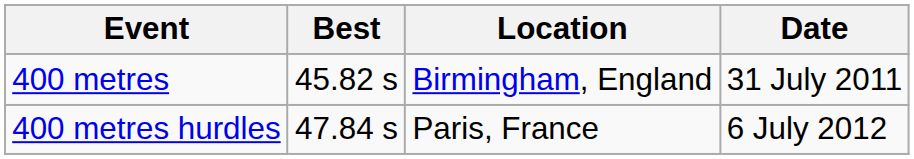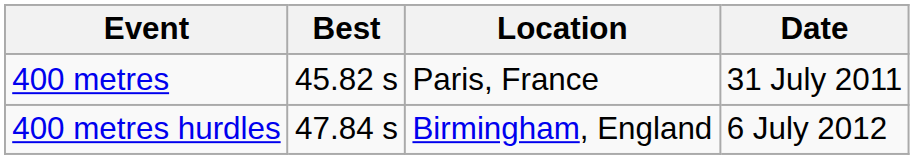(562, 79) Birmingham, England -> (506, 79) Paris, France
(506, 128) Paris, France -> (562, 128) Birmingham, England
